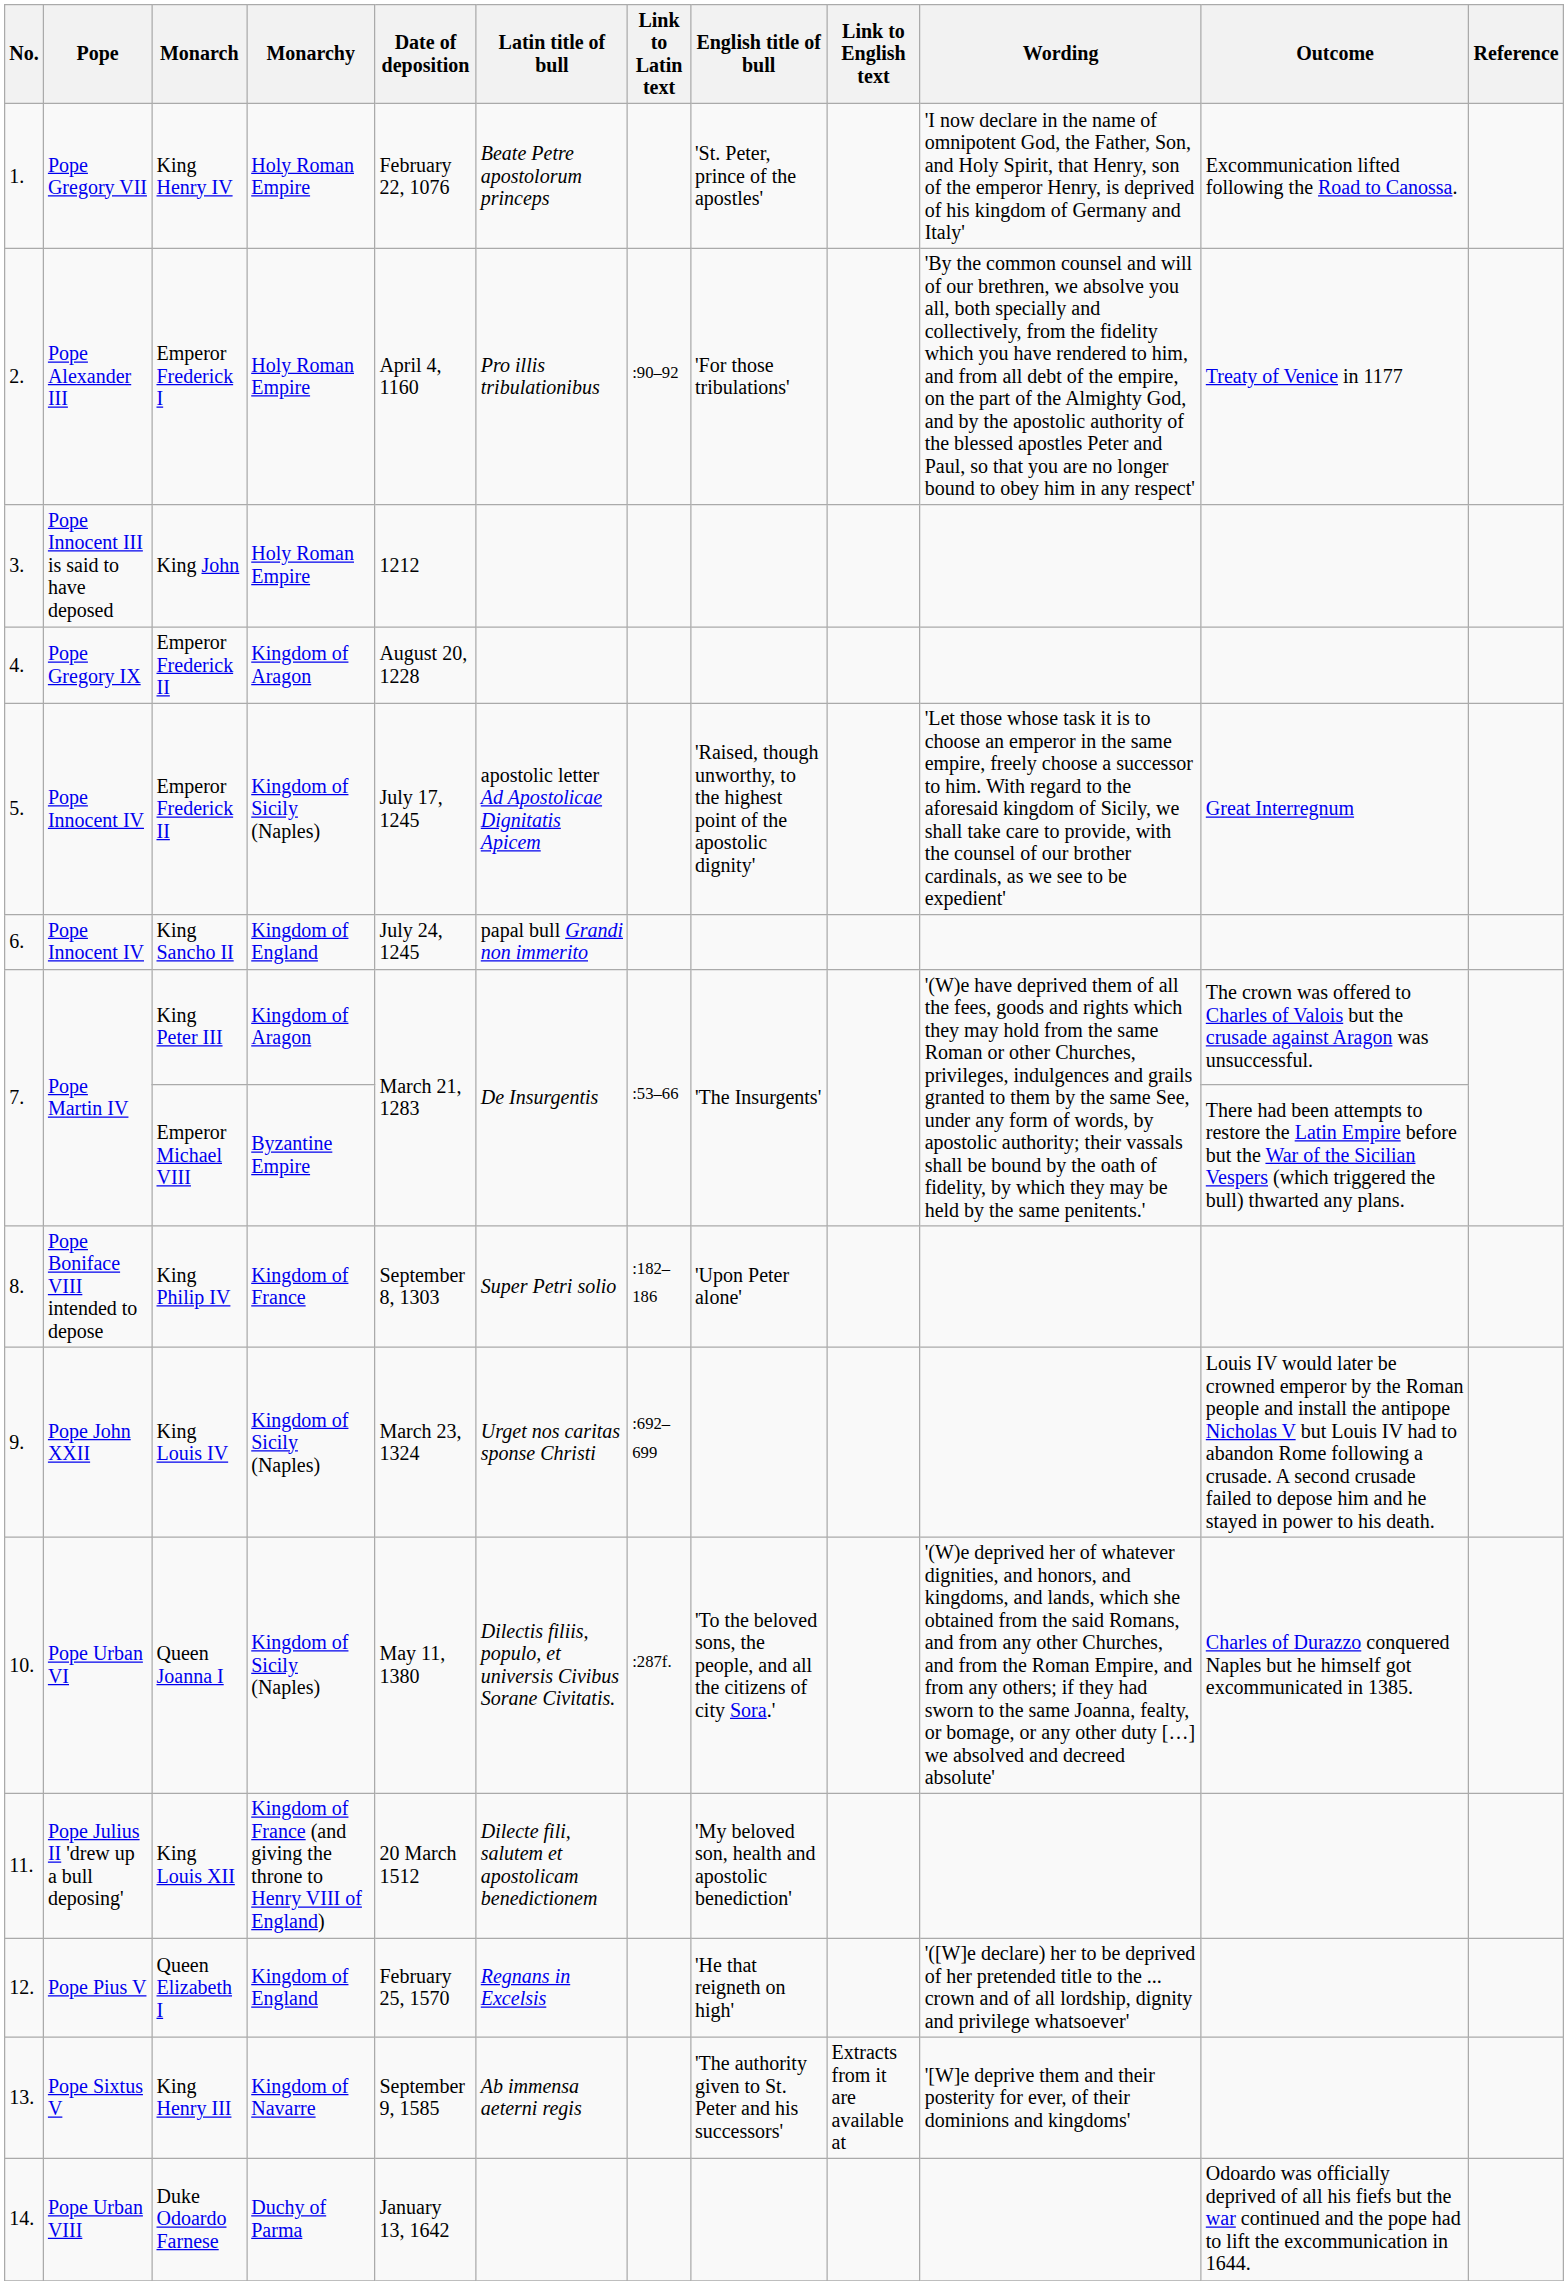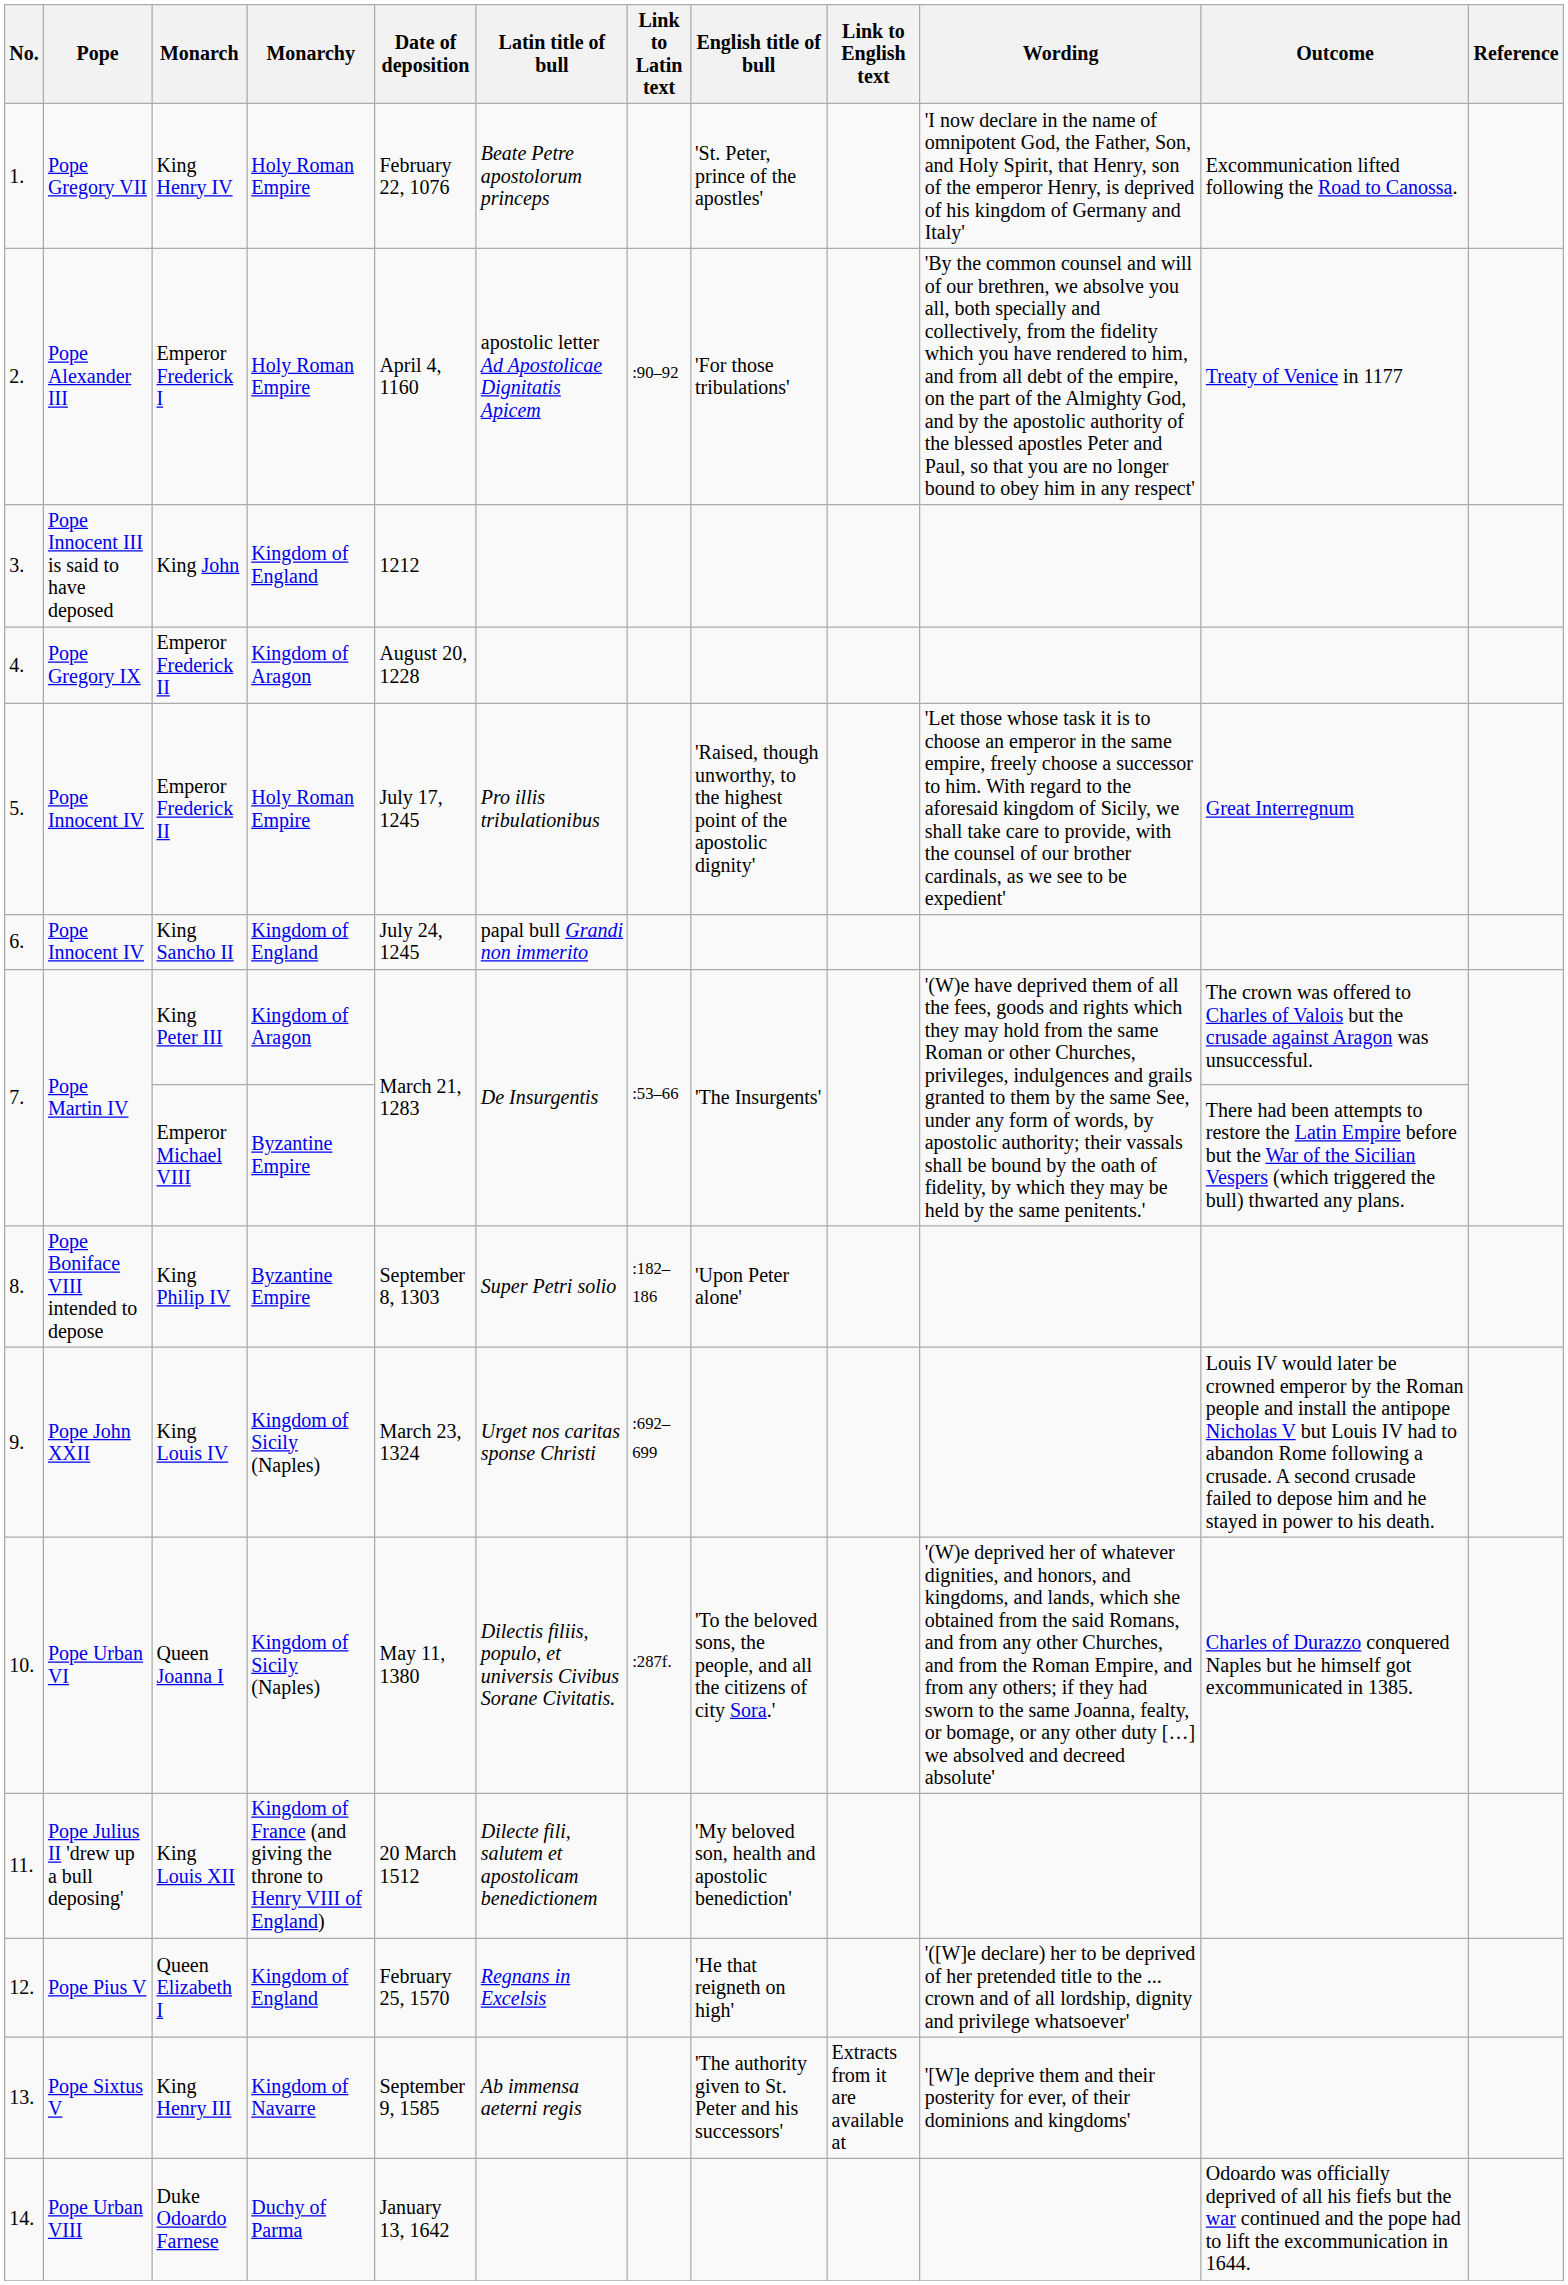(540, 376) Pro illis tribulationibus -> (541, 376) apostolic letter Ad Apostolicae Dignitatis Apicem
(303, 565) Holy Roman Empire -> (300, 565) Kingdom of England
(300, 808) Kingdom of Sicily (Naples) -> (303, 808) Holy Roman Empire
(541, 808) apostolic letter Ad Apostolicae Dignitatis Apicem -> (540, 808) Pro illis tribulationibus
(300, 1286) Kingdom of France -> (292, 1286) Byzantine Empire
